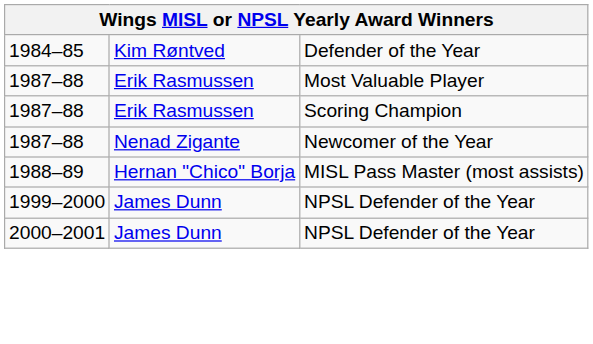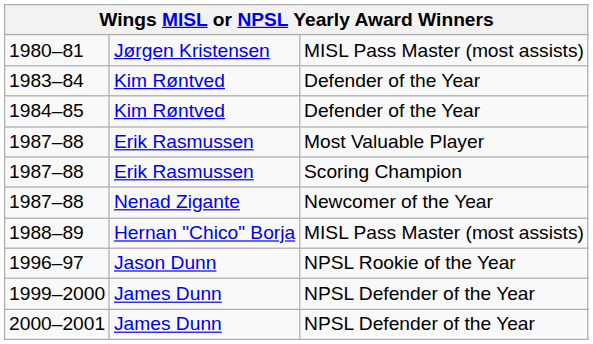+ row: (46, 50)
+ row: (46, 80)
+ row: (46, 263)
